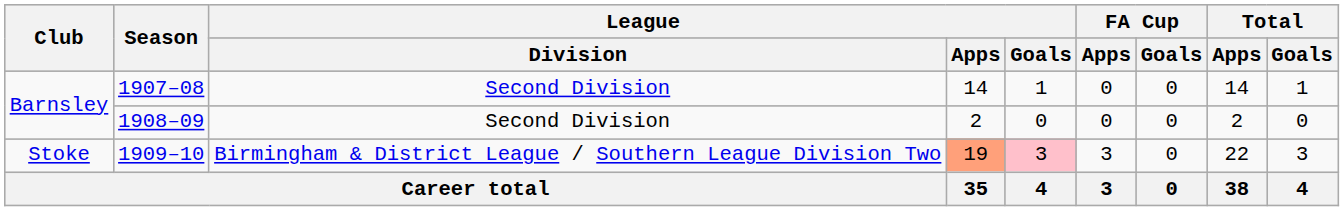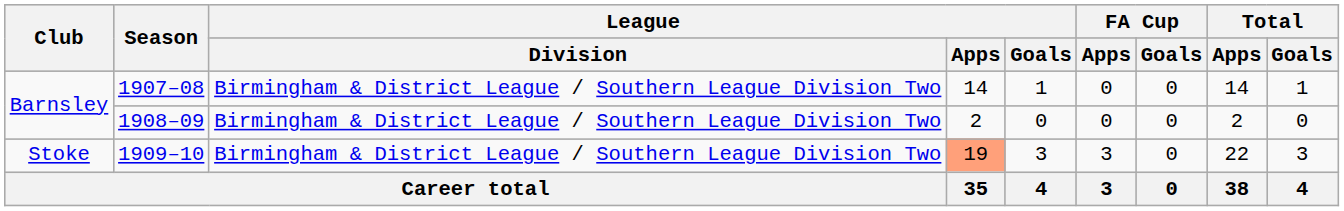(578, 88) Second Division -> (578, 88) Birmingham & District League / Southern League Division Two
(578, 122) Second Division -> (578, 122) Birmingham & District League / Southern League Division Two
(1041, 155) pink background -> (1041, 155) no background
